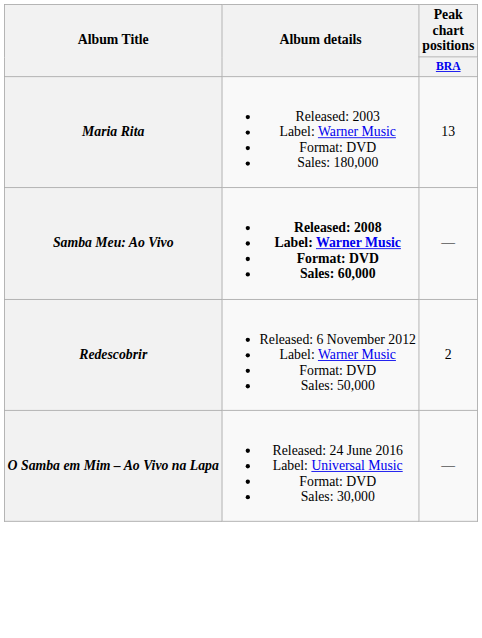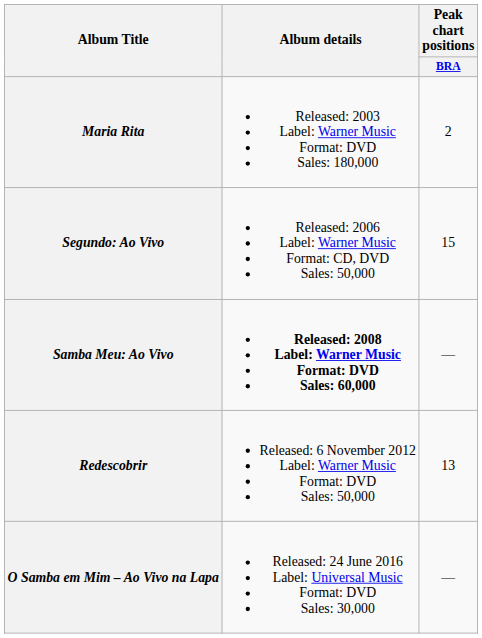(448, 132) 13 -> (448, 132) 2
+ row: (113, 243)
(448, 354) 2 -> (448, 465) 13
